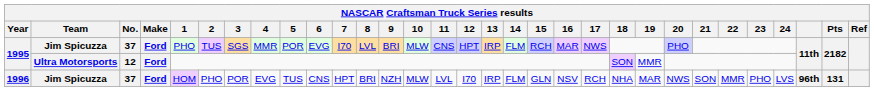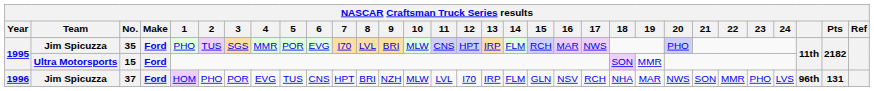(130, 45) 37 -> (130, 45) 35
(130, 62) 12 -> (130, 62) 15
